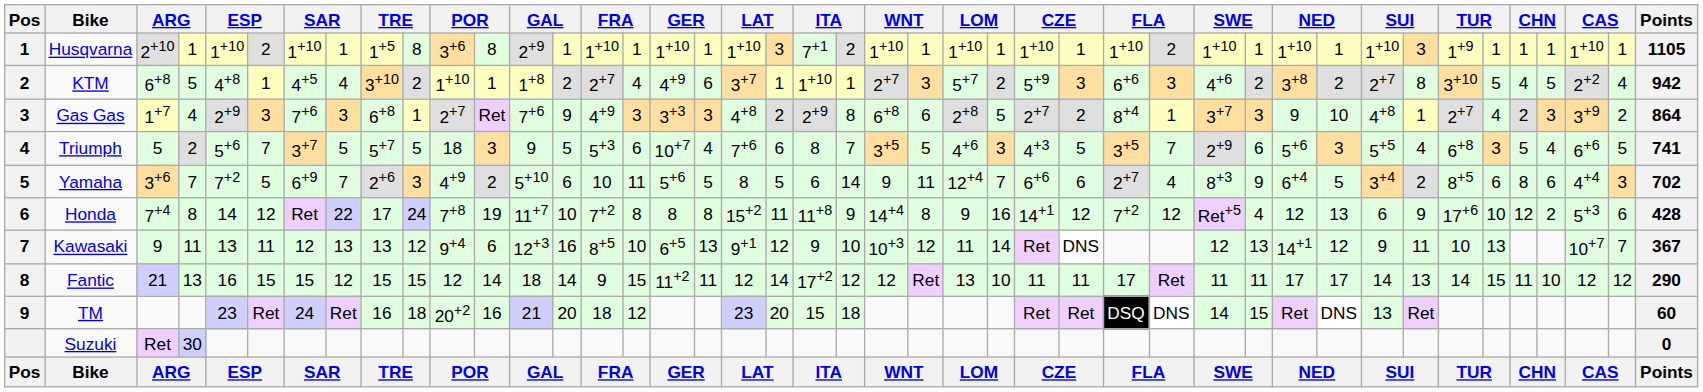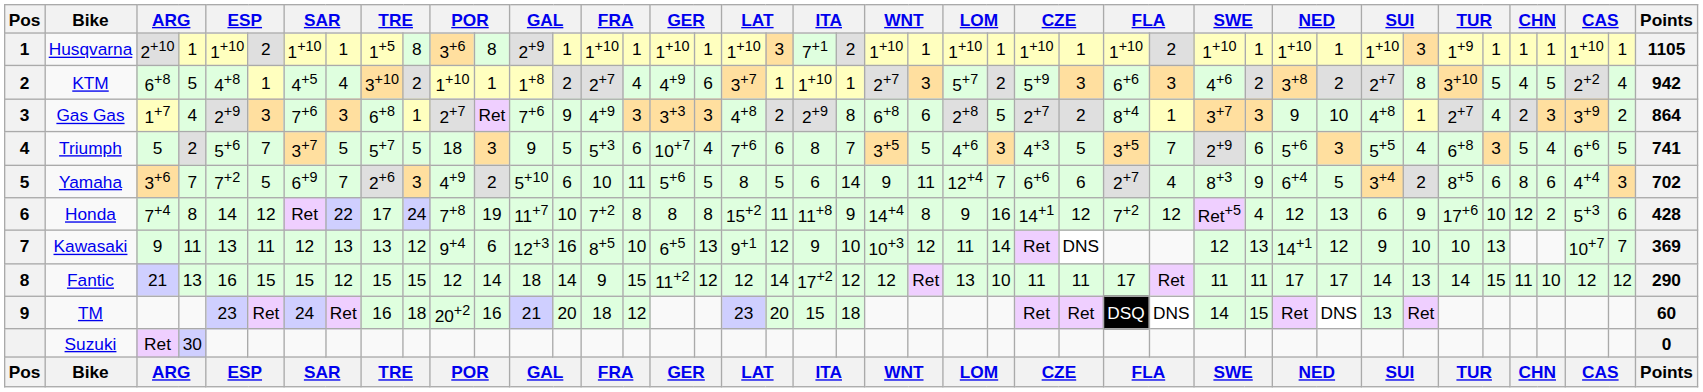(1421, 247) 11 -> (1421, 247) 10
(1667, 247) 367 -> (1667, 247) 369
(708, 280) 11 -> (708, 280) 12
